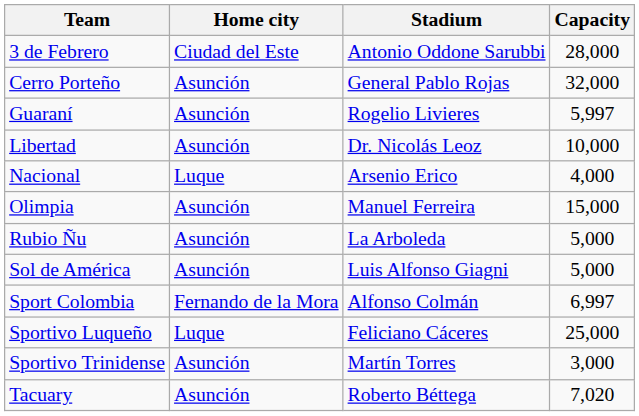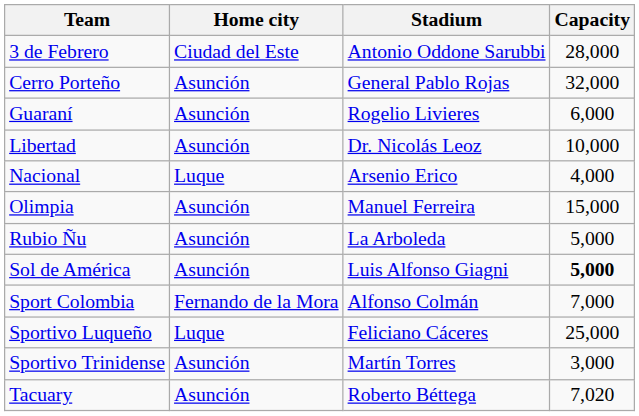(592, 113) 5,997 -> (592, 113) 6,000
(592, 269) normal -> (592, 269) bold
(592, 301) 6,997 -> (592, 301) 7,000
